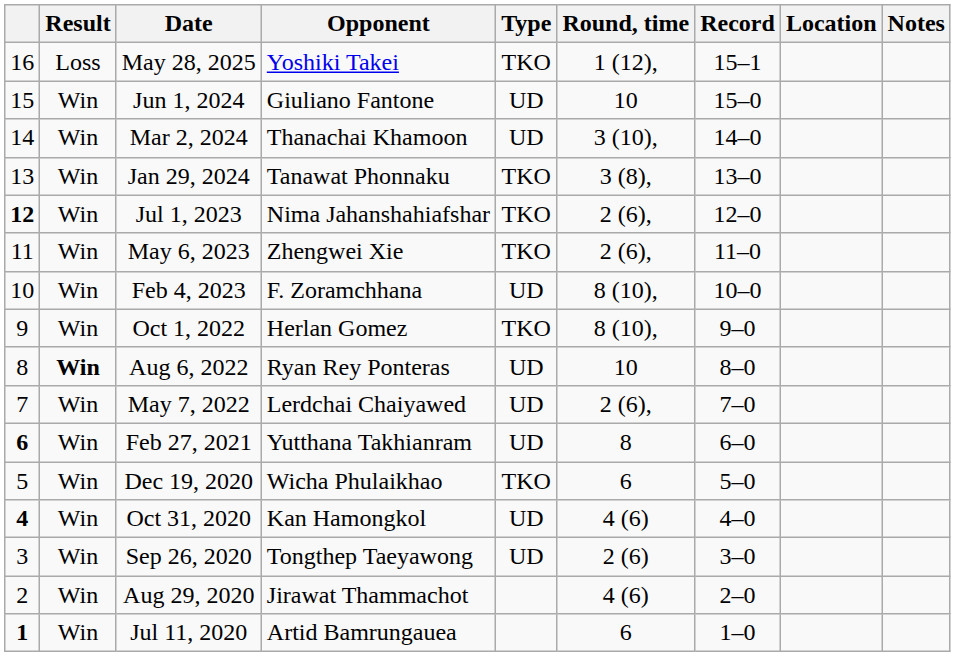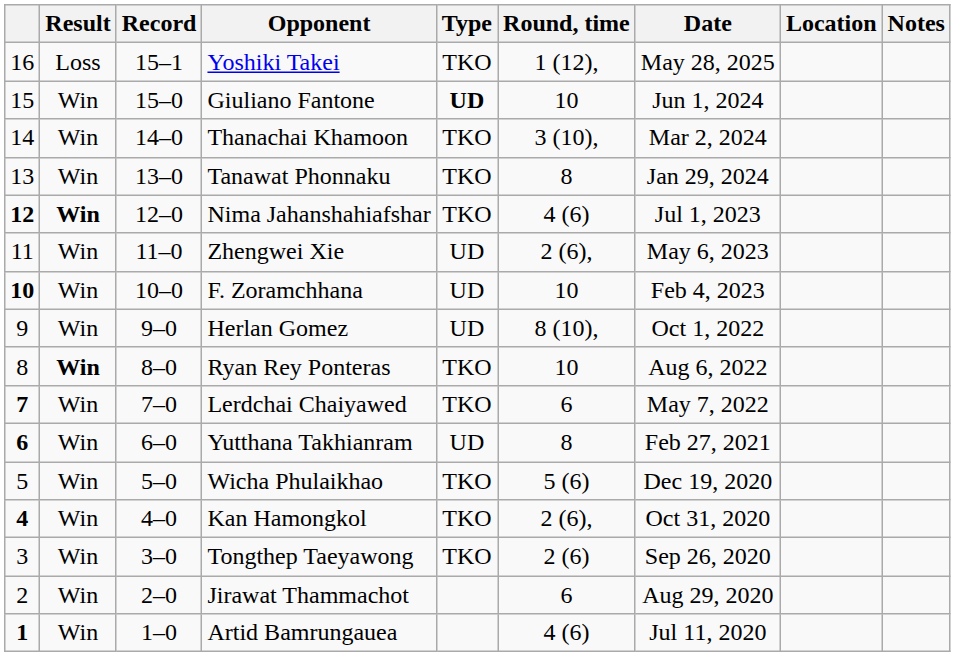columns swapped: (737, 23) <-> (189, 23)
(526, 99) normal -> (467, 99) bold
(526, 137) UD -> (467, 137) TKO
(626, 175) 3 (8), -> (566, 175) 8
(78, 213) normal -> (78, 213) bold
(626, 213) 2 (6), -> (566, 213) 4 (6)
(526, 251) TKO -> (467, 251) UD
(22, 289) normal -> (22, 289) bold
(626, 289) 8 (10), -> (566, 289) 10
(526, 328) TKO -> (467, 328) UD
(526, 366) UD -> (467, 366) TKO
(22, 404) normal -> (22, 404) bold
(526, 404) UD -> (467, 404) TKO
(626, 404) 2 (6), -> (566, 404) 6
(626, 480) 6 -> (566, 480) 5 (6)
(526, 518) UD -> (467, 518) TKO
(626, 518) 4 (6) -> (566, 518) 2 (6),
(526, 556) UD -> (467, 556) TKO
(626, 594) 4 (6) -> (566, 594) 6
(626, 632) 6 -> (566, 632) 4 (6)
